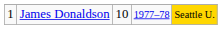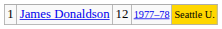(122, 14) 10 -> (122, 14) 12
